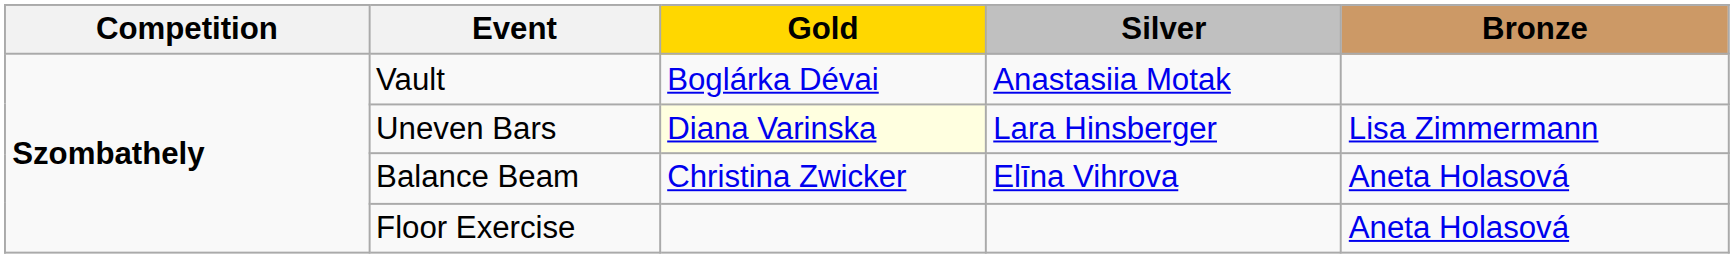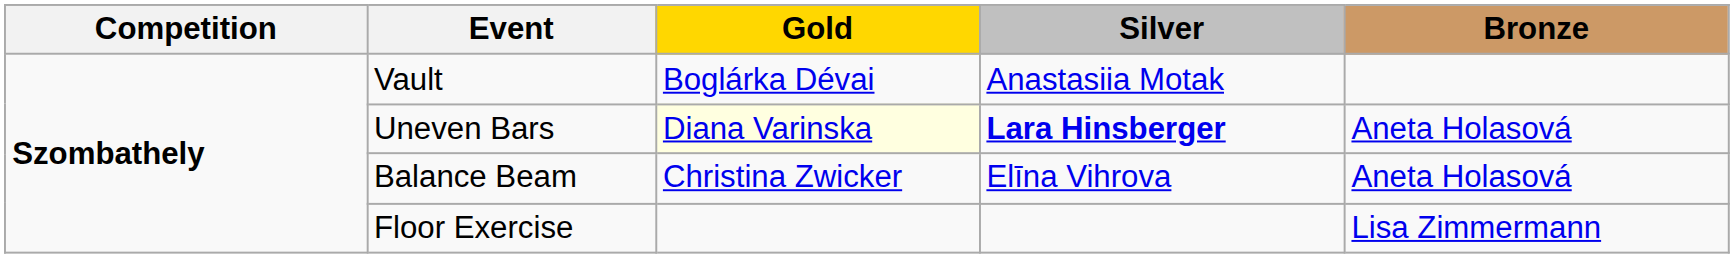(1105, 128) normal -> (1106, 128) bold
(1474, 128) Lisa Zimmermann -> (1462, 128) Aneta Holasová
(1459, 227) Aneta Holasová -> (1476, 227) Lisa Zimmermann
